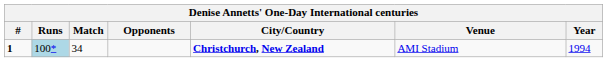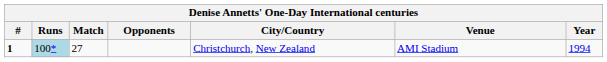(77, 48) 34 -> (77, 48) 27
(258, 48) bold -> (254, 48) normal
